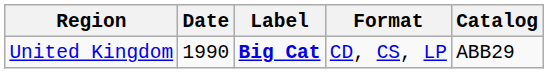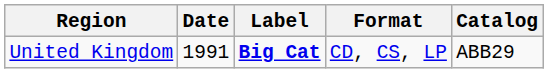(206, 52) 1990 -> (206, 52) 1991
